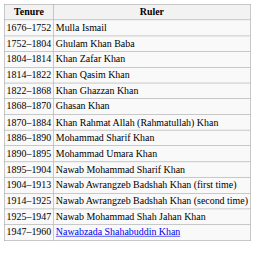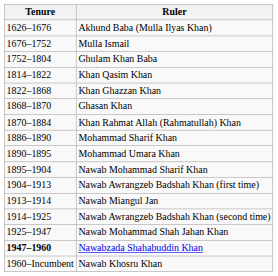+ row: (145, 28)
- row: (91, 59)
+ row: (118, 201)
(29, 232) normal -> (29, 248) bold
+ row: (120, 264)
